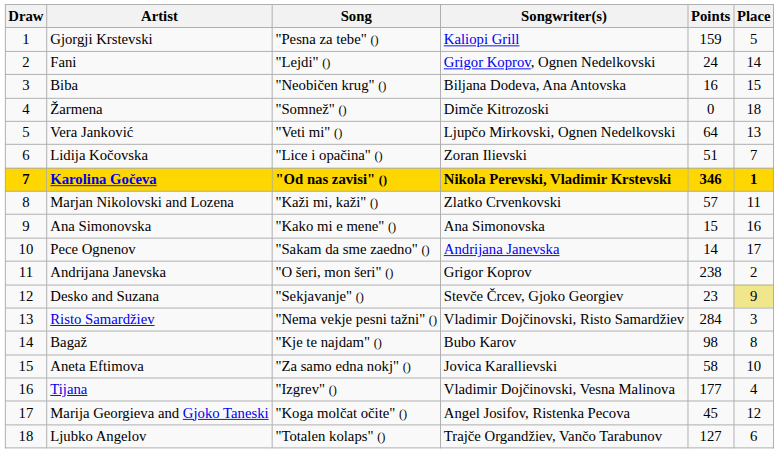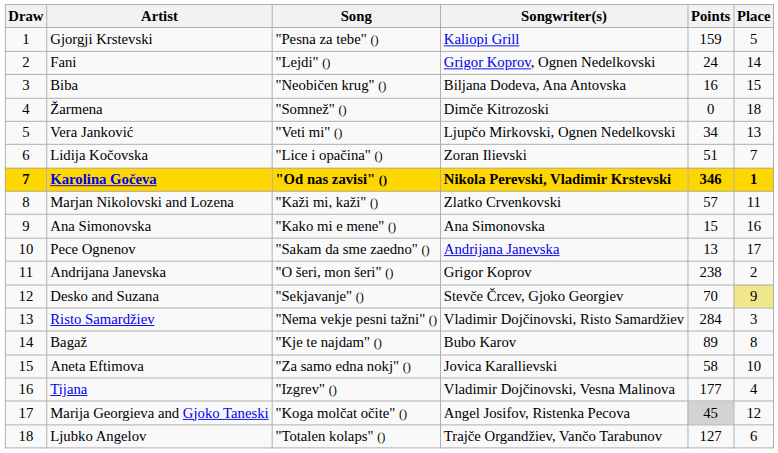(711, 132) 64 -> (711, 132) 34
(711, 249) 14 -> (711, 249) 13
(711, 296) 23 -> (711, 296) 70
(711, 343) 98 -> (711, 343) 89
(711, 413) no background -> (711, 413) lightgrey background
